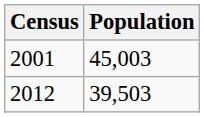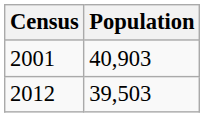(120, 58) 45,003 -> (120, 58) 40,903
